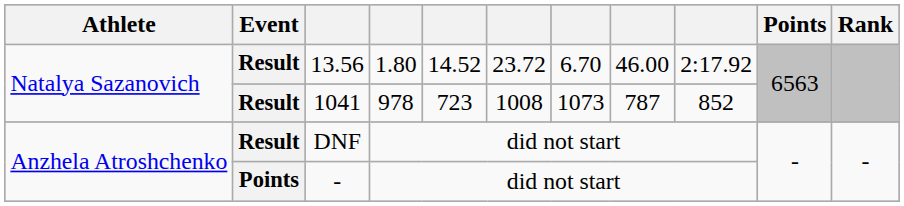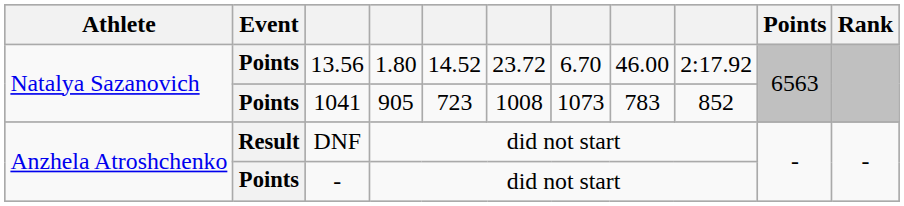(269, 63) Result -> (269, 63) Points
(269, 102) Result -> (269, 102) Points
(396, 102) 978 -> (396, 102) 905
(642, 102) 787 -> (642, 102) 783
